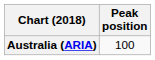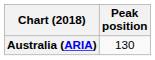(125, 45) 100 -> (125, 45) 130
